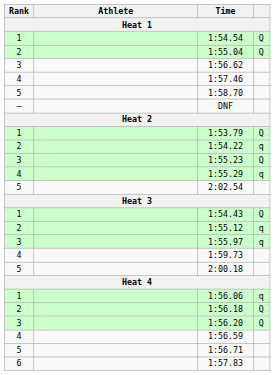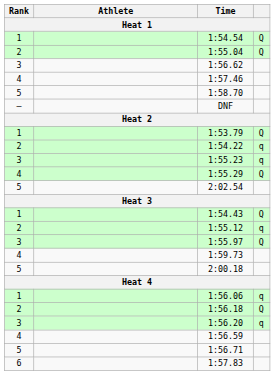(261, 160) Q -> (261, 160) q
(261, 174) q -> (261, 174) Q
(261, 242) q -> (261, 242) Q
(261, 323) Q -> (261, 323) q
